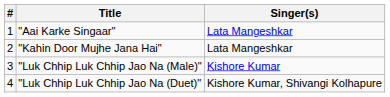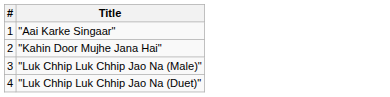- column: (294, 13)
